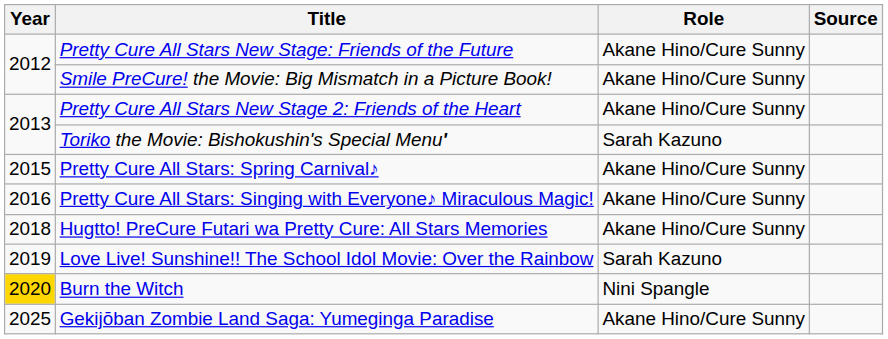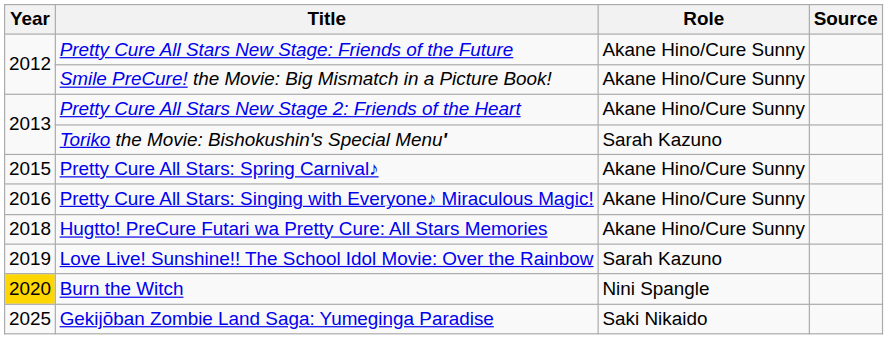(704, 318) Akane Hino/Cure Sunny -> (655, 318) Saki Nikaido
